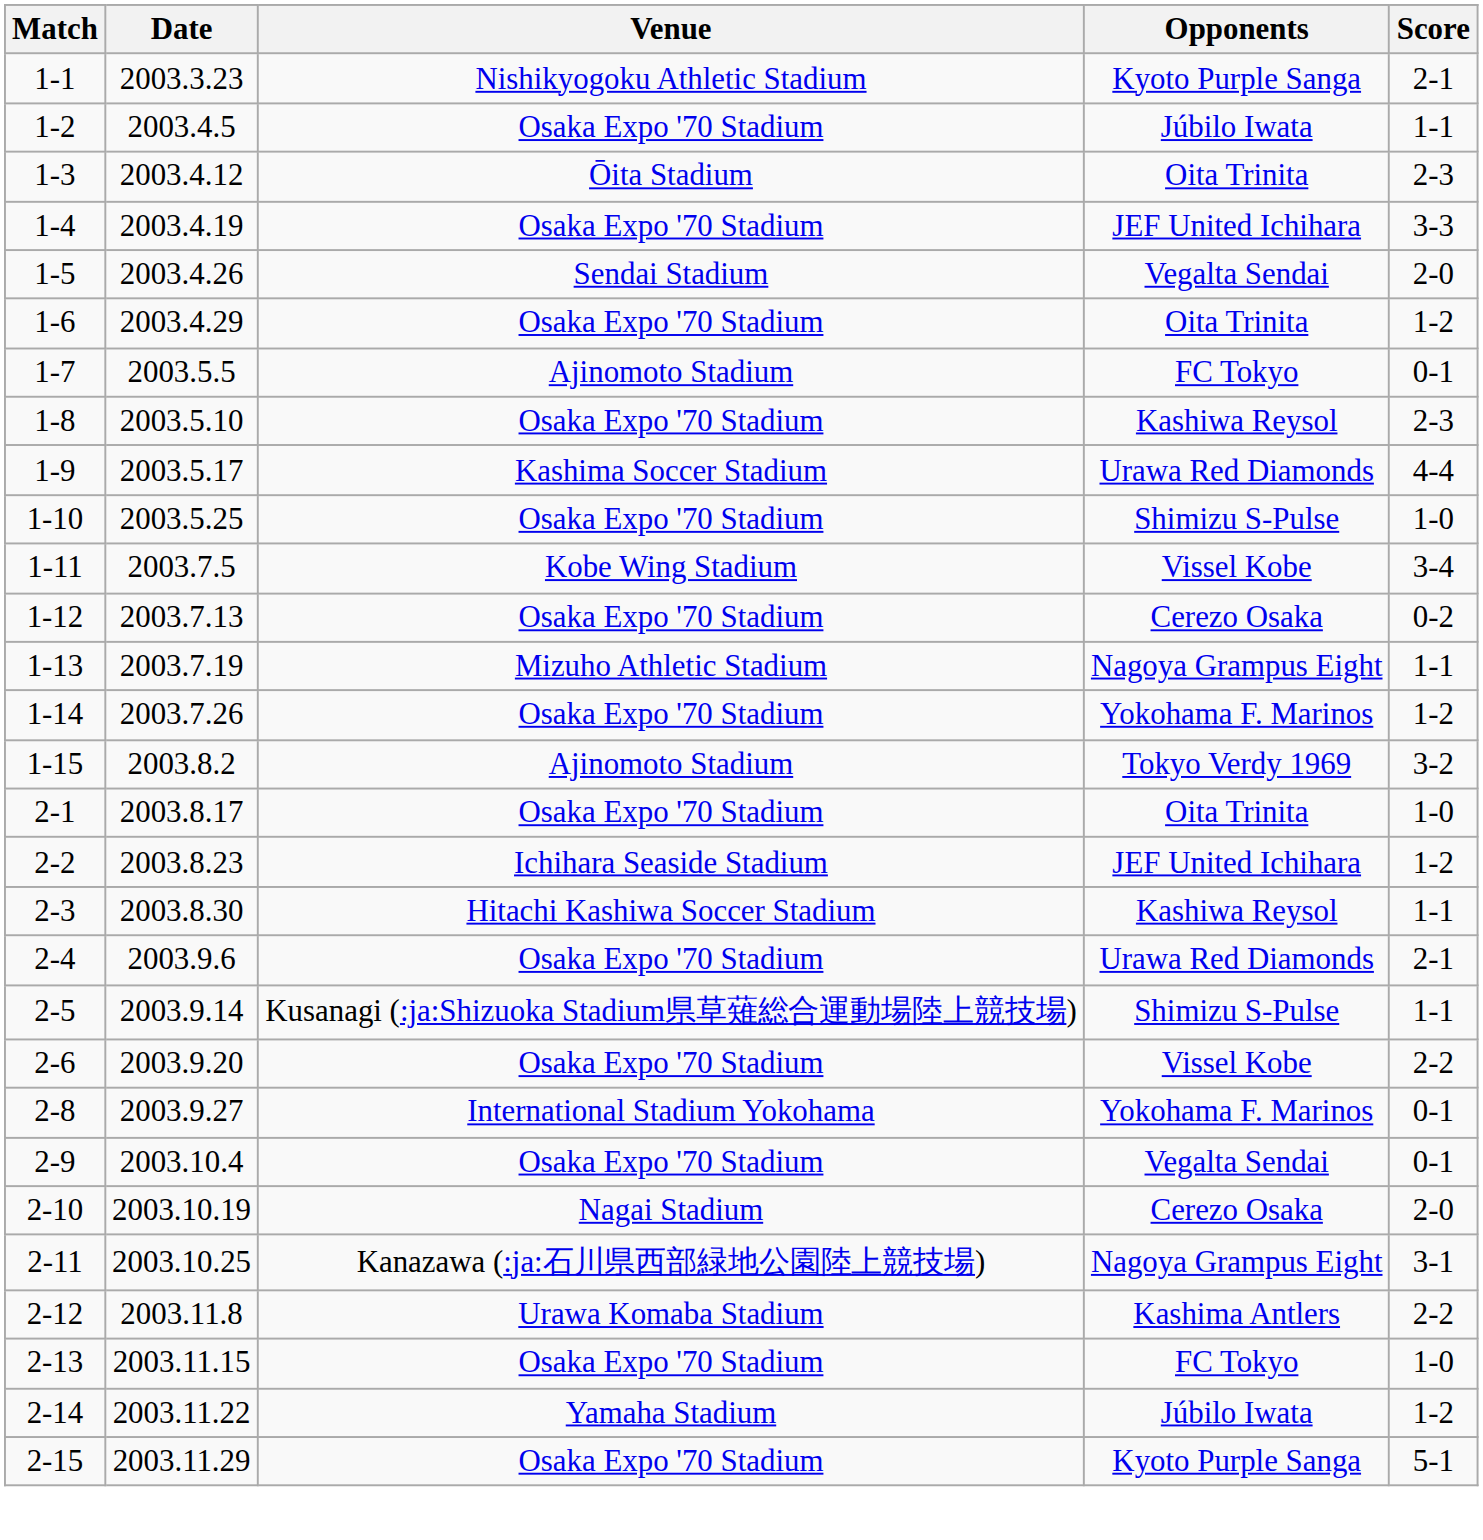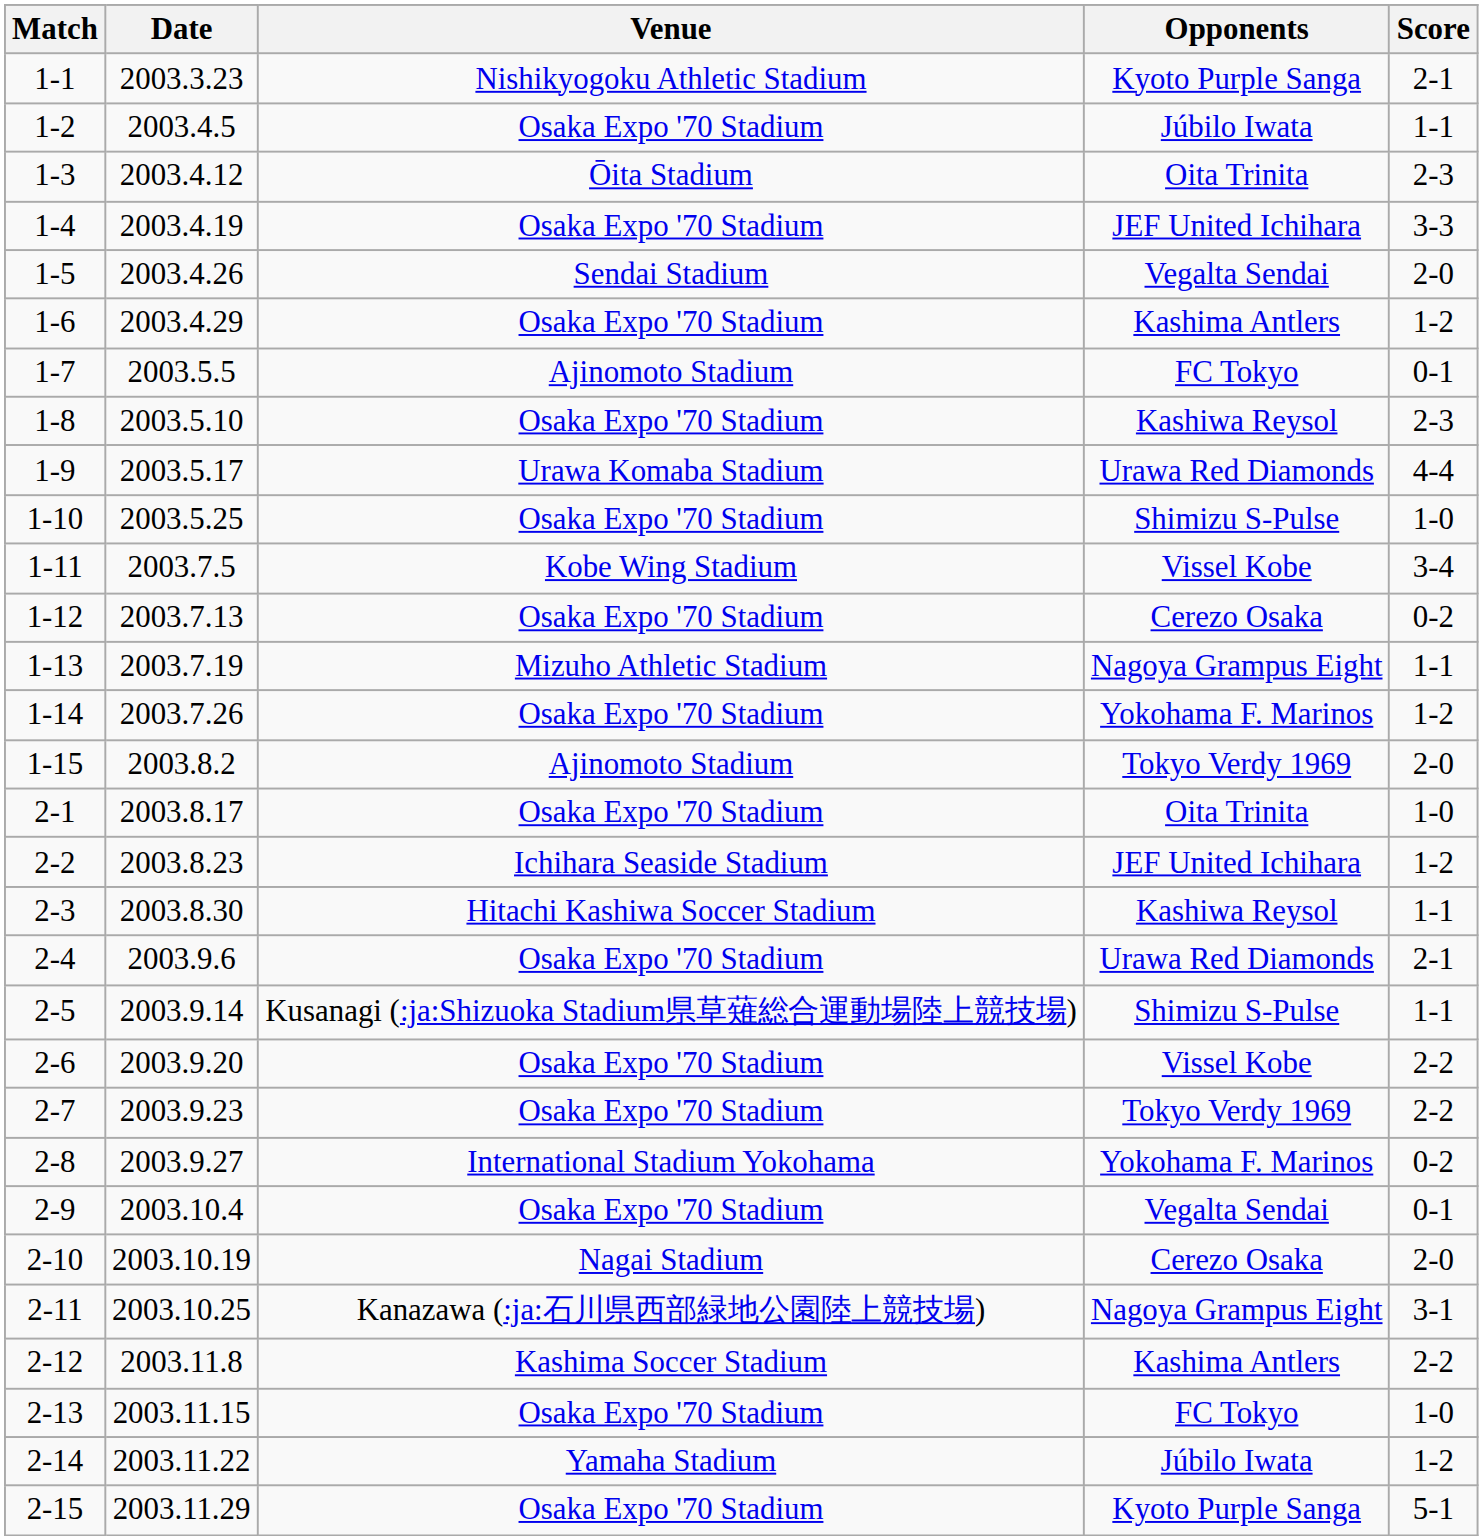(1237, 322) Oita Trinita -> (1237, 322) Kashima Antlers
(671, 469) Kashima Soccer Stadium -> (671, 469) Urawa Komaba Stadium
(1433, 763) 3-2 -> (1433, 763) 2-0
+ row: (55, 1112)
(1433, 1112) 0-1 -> (1433, 1161) 0-2
(671, 1313) Urawa Komaba Stadium -> (671, 1362) Kashima Soccer Stadium
